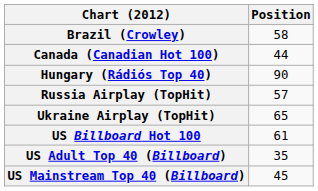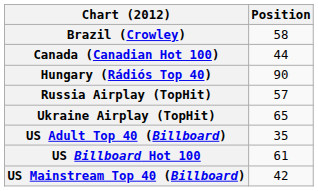rows swapped: (126, 135) <-> (126, 155)
(281, 176) 45 -> (281, 176) 42
